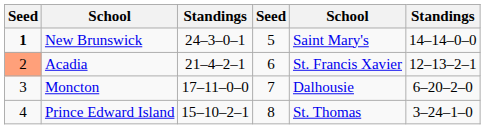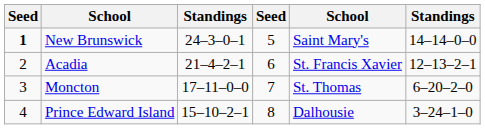(23, 64) lightsalmon background -> (23, 64) no background
(323, 87) Dalhousie -> (327, 87) St. Thomas
(327, 111) St. Thomas -> (323, 111) Dalhousie
